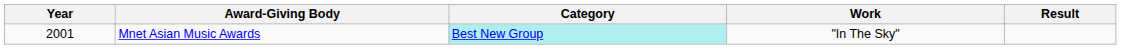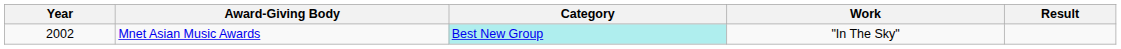(60, 34) 2001 -> (60, 34) 2002
